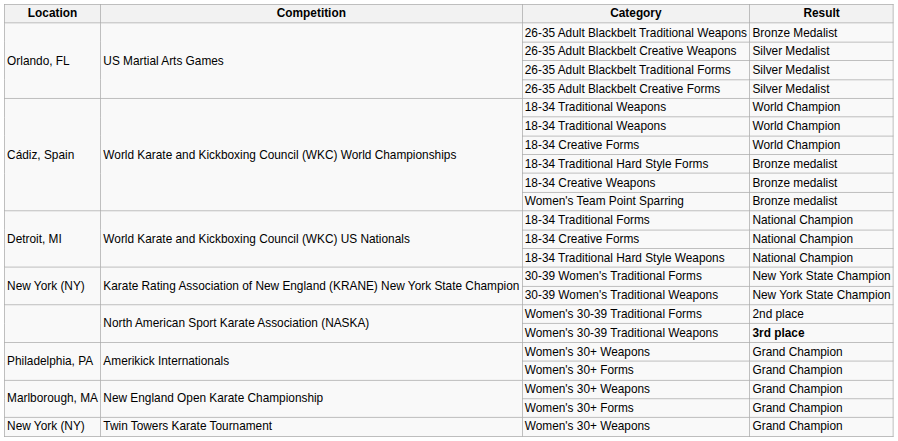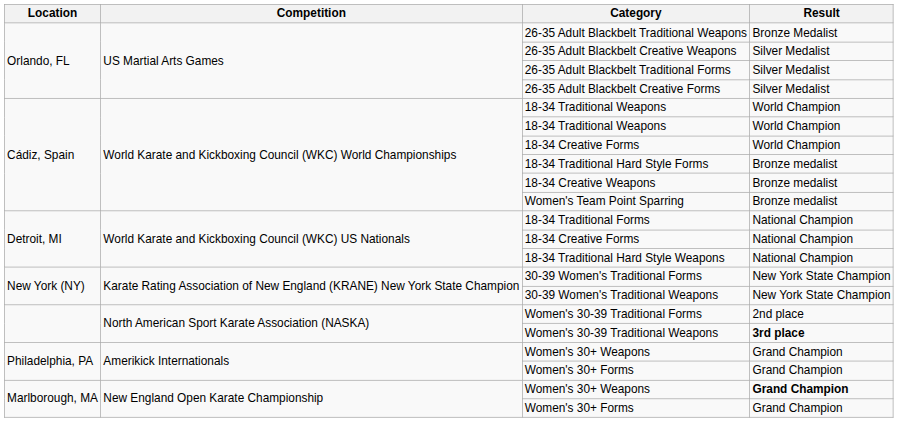(798, 389) normal -> (800, 389) bold
- row: (188, 426)
